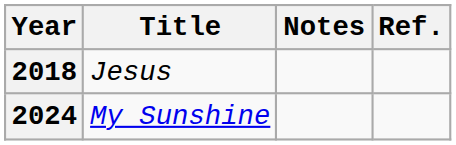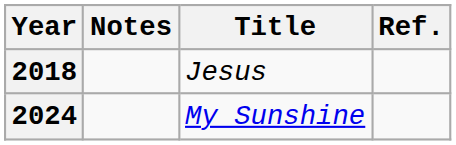columns swapped: (180, 27) <-> (324, 27)
